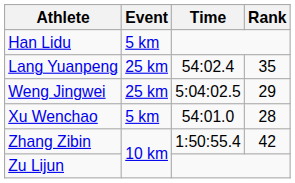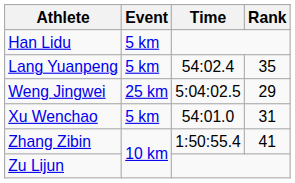(147, 67) 25 km -> (142, 67) 5 km
(267, 117) 28 -> (267, 117) 31
(267, 141) 42 -> (267, 141) 41
